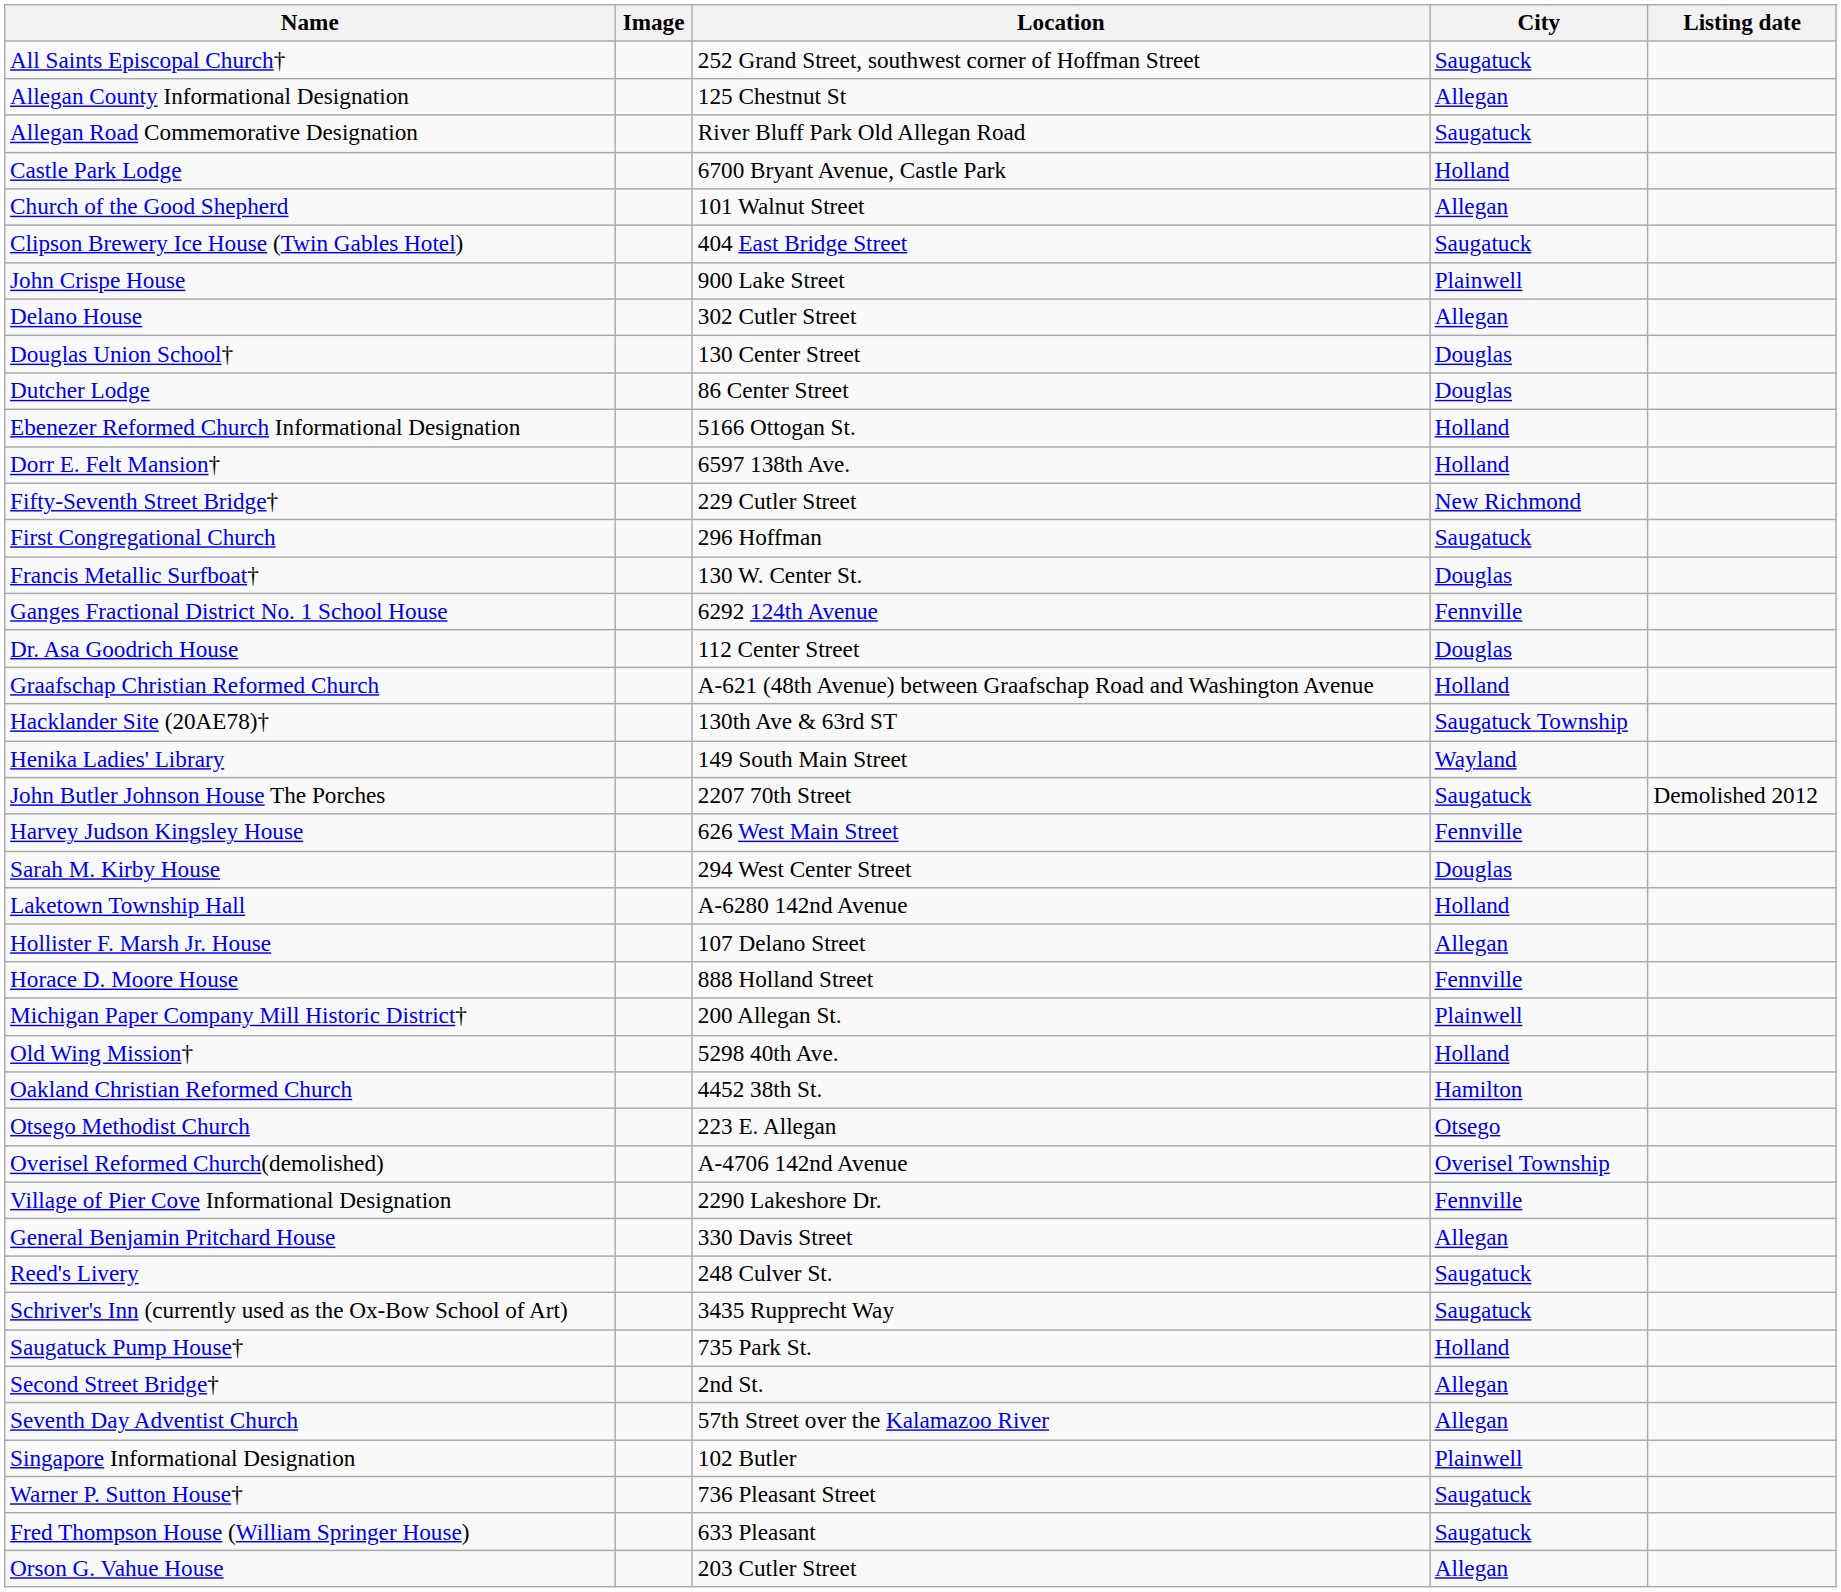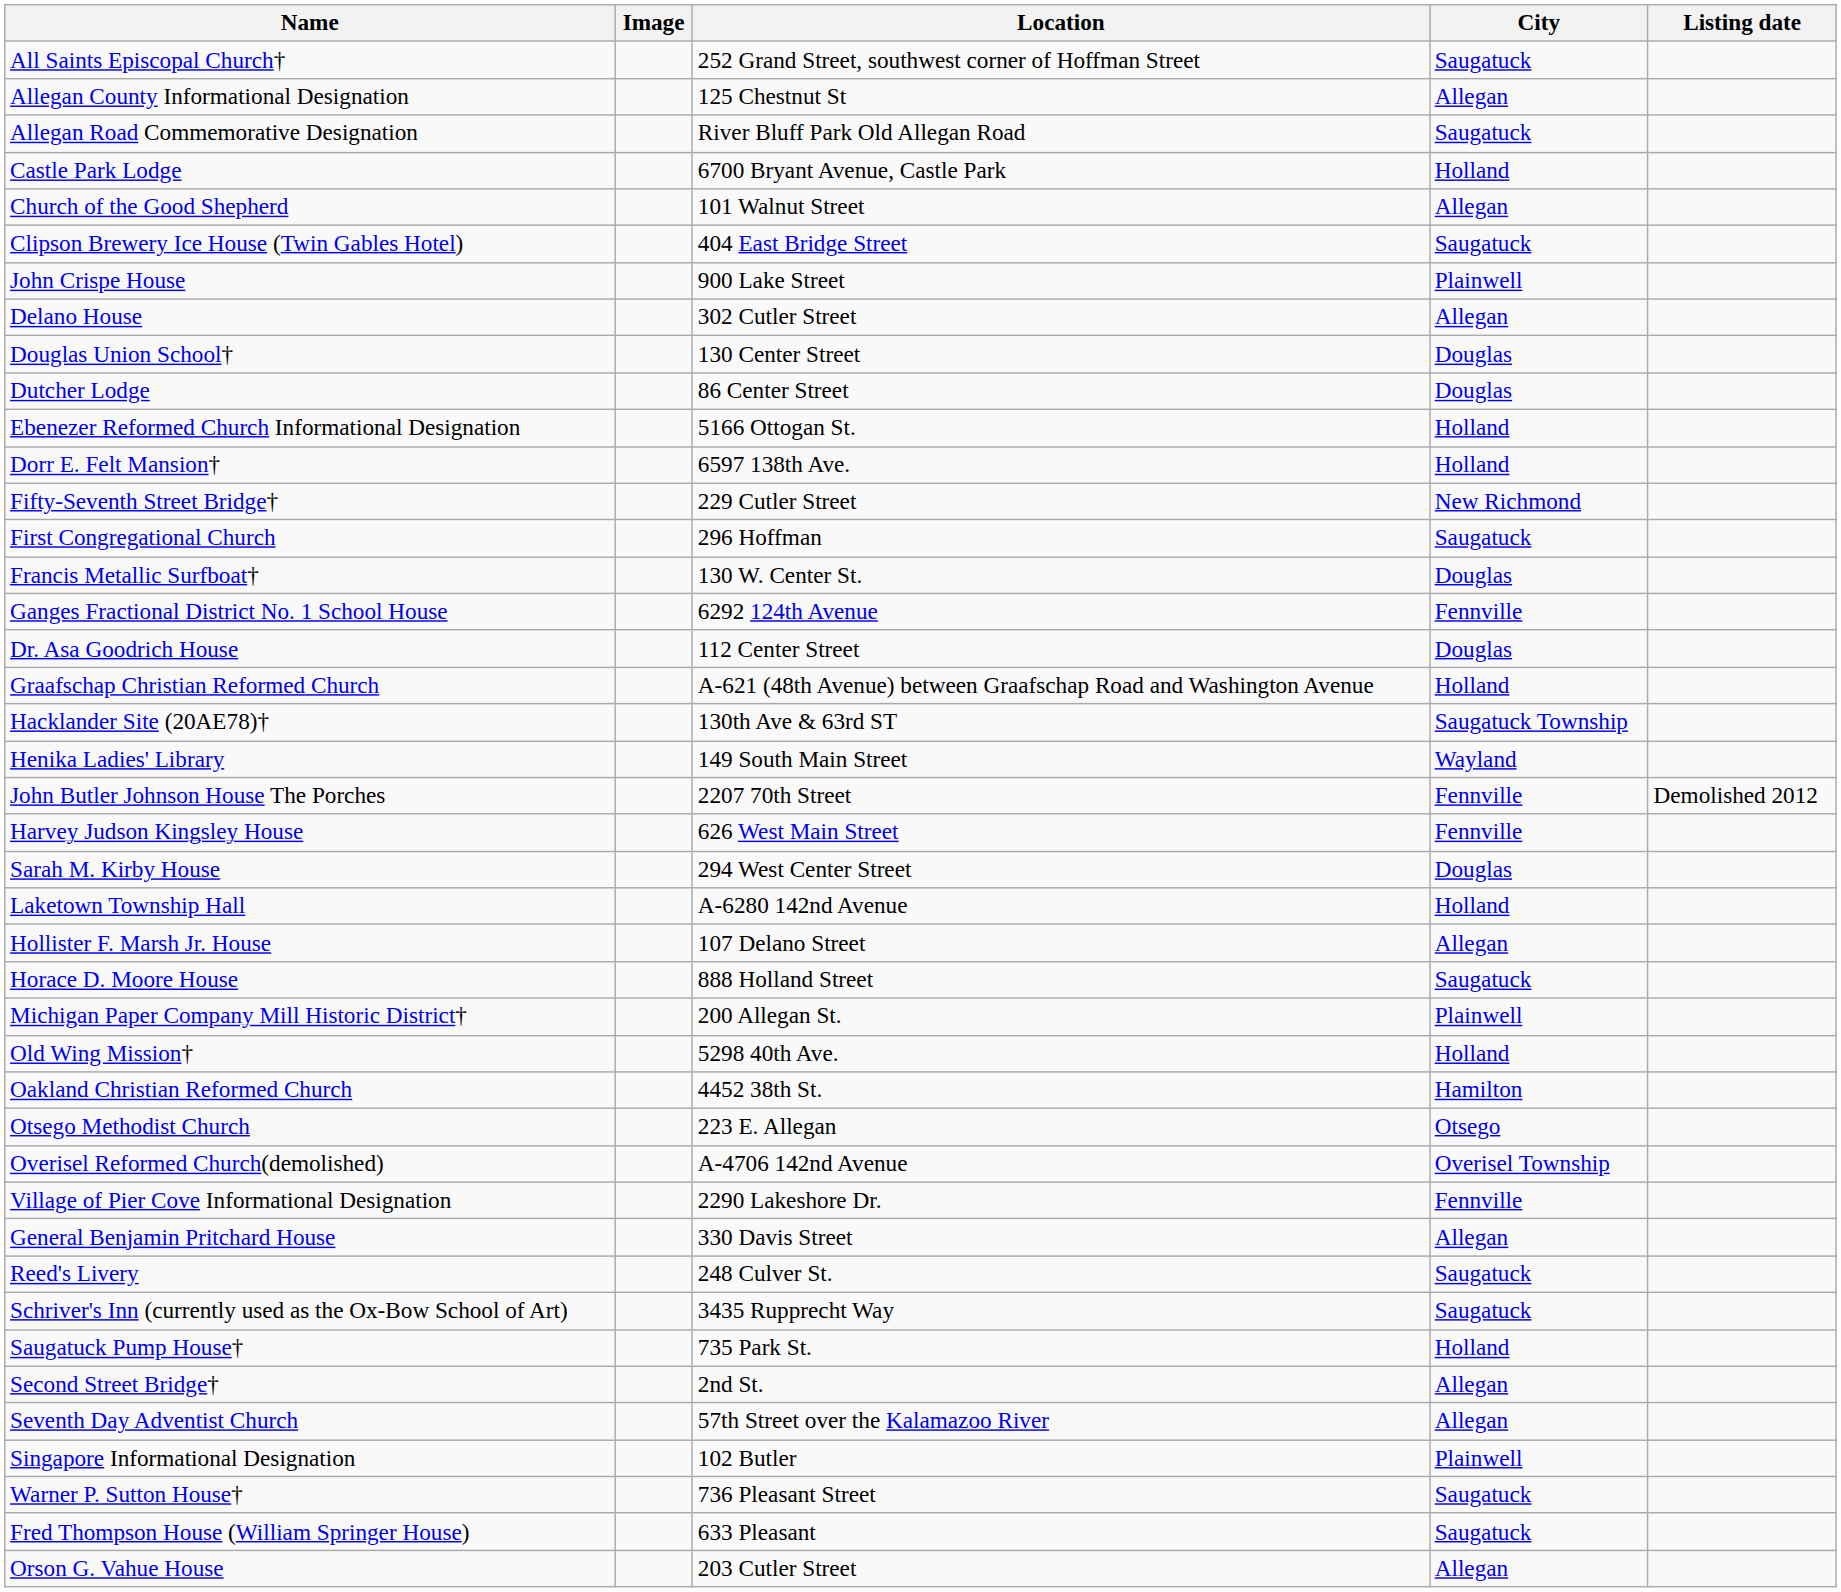(1483, 795) Saugatuck -> (1479, 795) Fennville
(1479, 979) Fennville -> (1483, 979) Saugatuck
